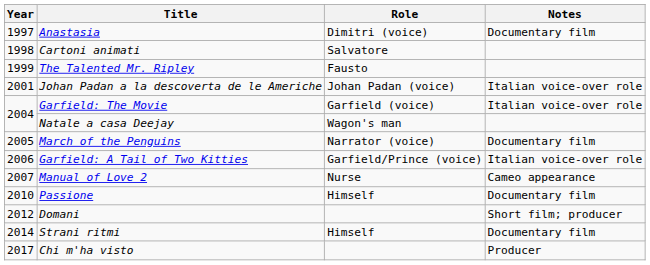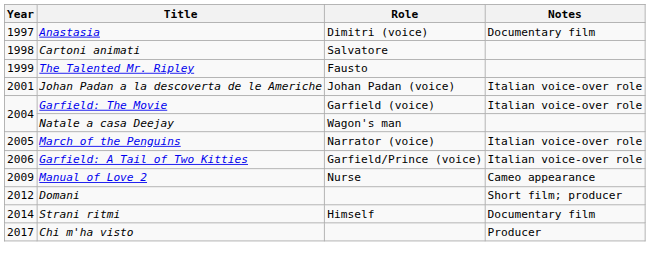(541, 141) Documentary film -> (565, 141) Italian voice-over role
(21, 178) 2007 -> (21, 178) 2009
- row: (66, 196)
